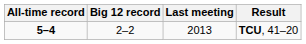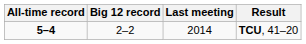(200, 30) 2013 -> (200, 30) 2014
